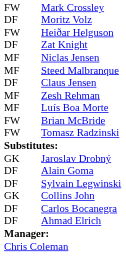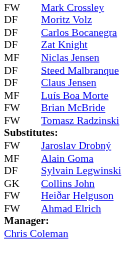rows swapped: (79, 208) <-> (77, 32)
(12, 70) MF -> (11, 70) DF
- row: (71, 95)
(12, 158) GK -> (12, 145) FW
(11, 170) DF -> (12, 158) MF
(11, 221) DF -> (12, 208) FW
